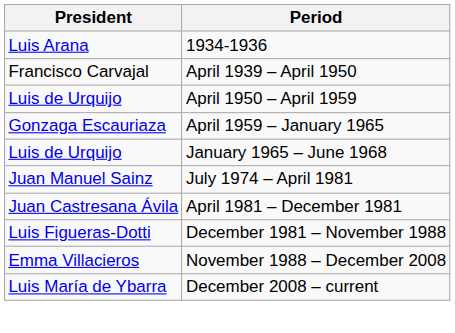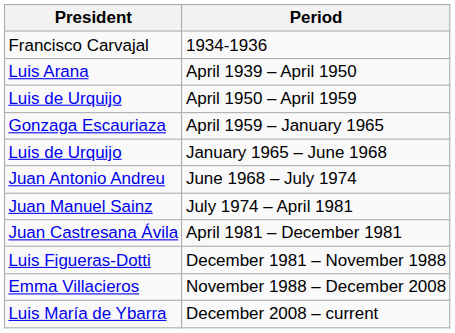(49, 44) Luis Arana -> (79, 44) Francisco Carvajal
(79, 71) Francisco Carvajal -> (49, 71) Luis Arana
+ row: (271, 179)
